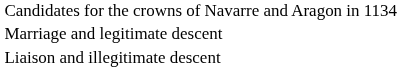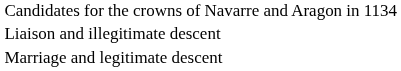rows swapped: (113, 34) <-> (113, 57)
